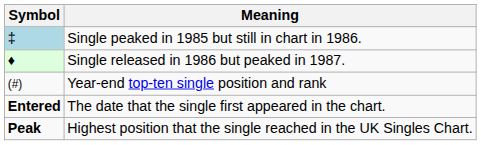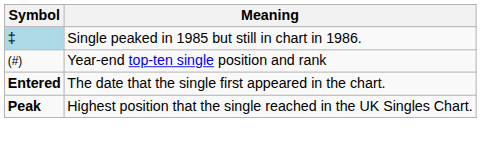- row: (206, 60)
